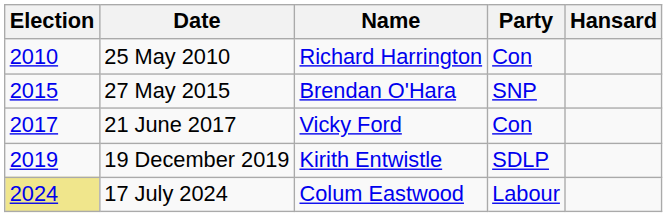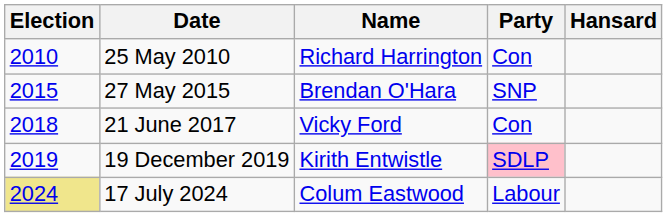(34, 125) 2017 -> (34, 125) 2018
(521, 159) no background -> (521, 159) pink background
